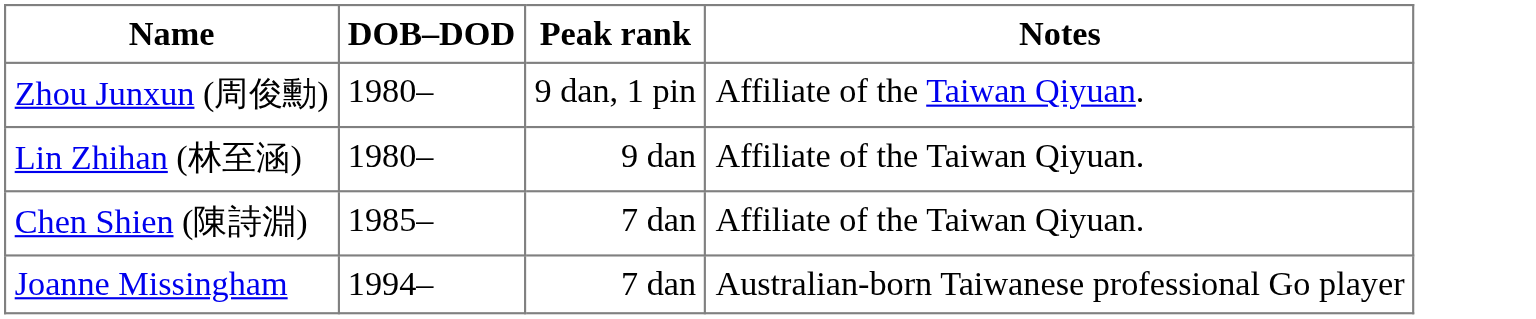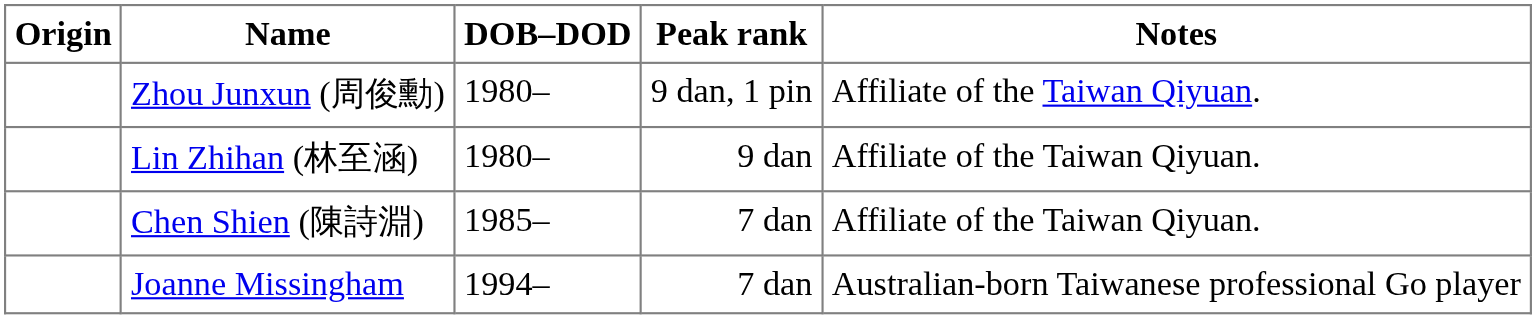+ column: (63, 33)
